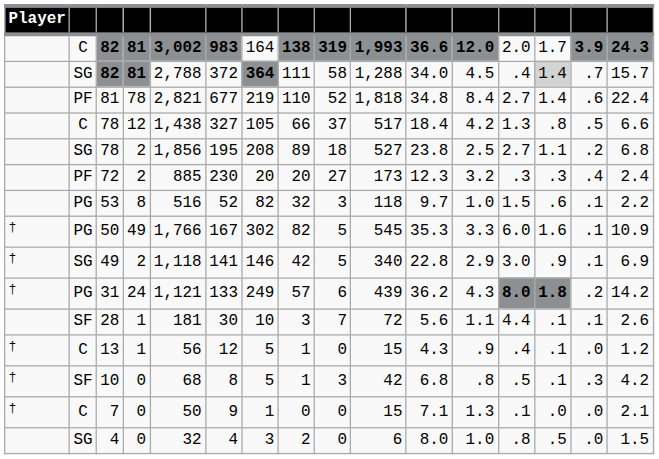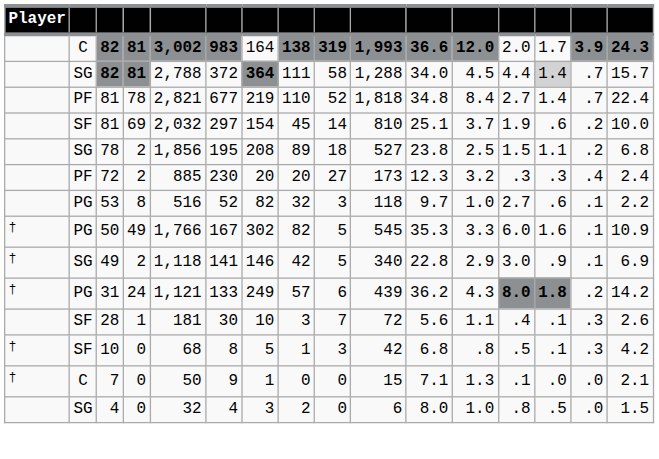(521, 74) .4 -> (516, 74) 4.4
(594, 100) .6 -> (594, 100) .7
+ row: (83, 126)
- row: (83, 126)
(516, 152) 2.7 -> (516, 152) 1.5
(516, 203) 1.5 -> (516, 203) 2.7
(516, 322) 4.4 -> (521, 322) .4
(594, 322) .1 -> (594, 322) .3
- row: (83, 350)
